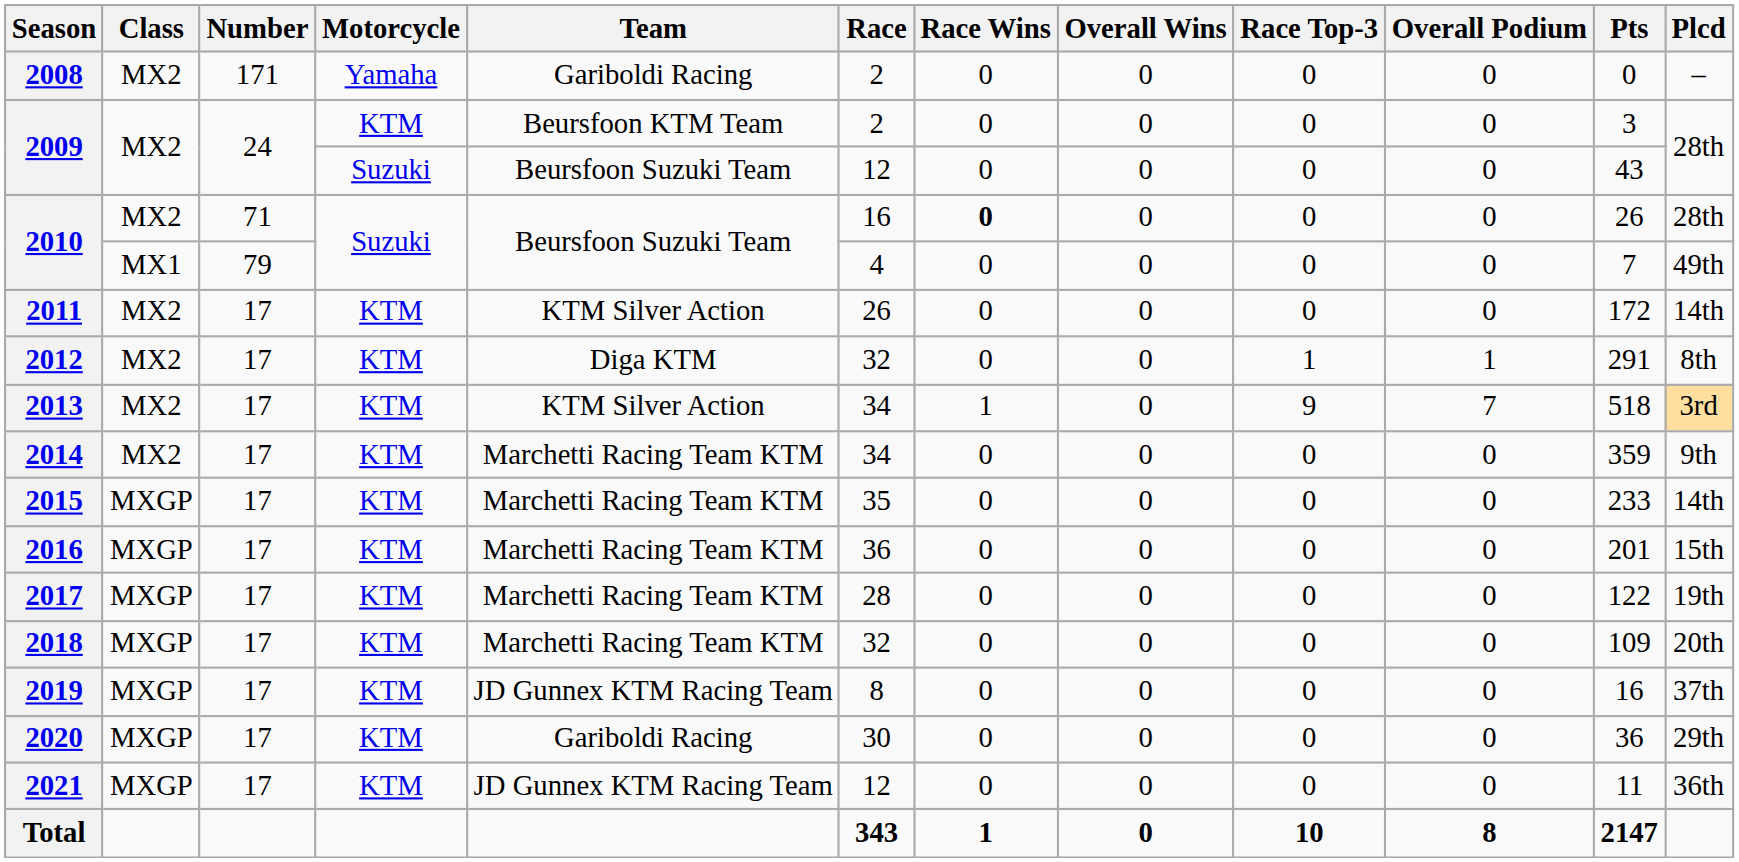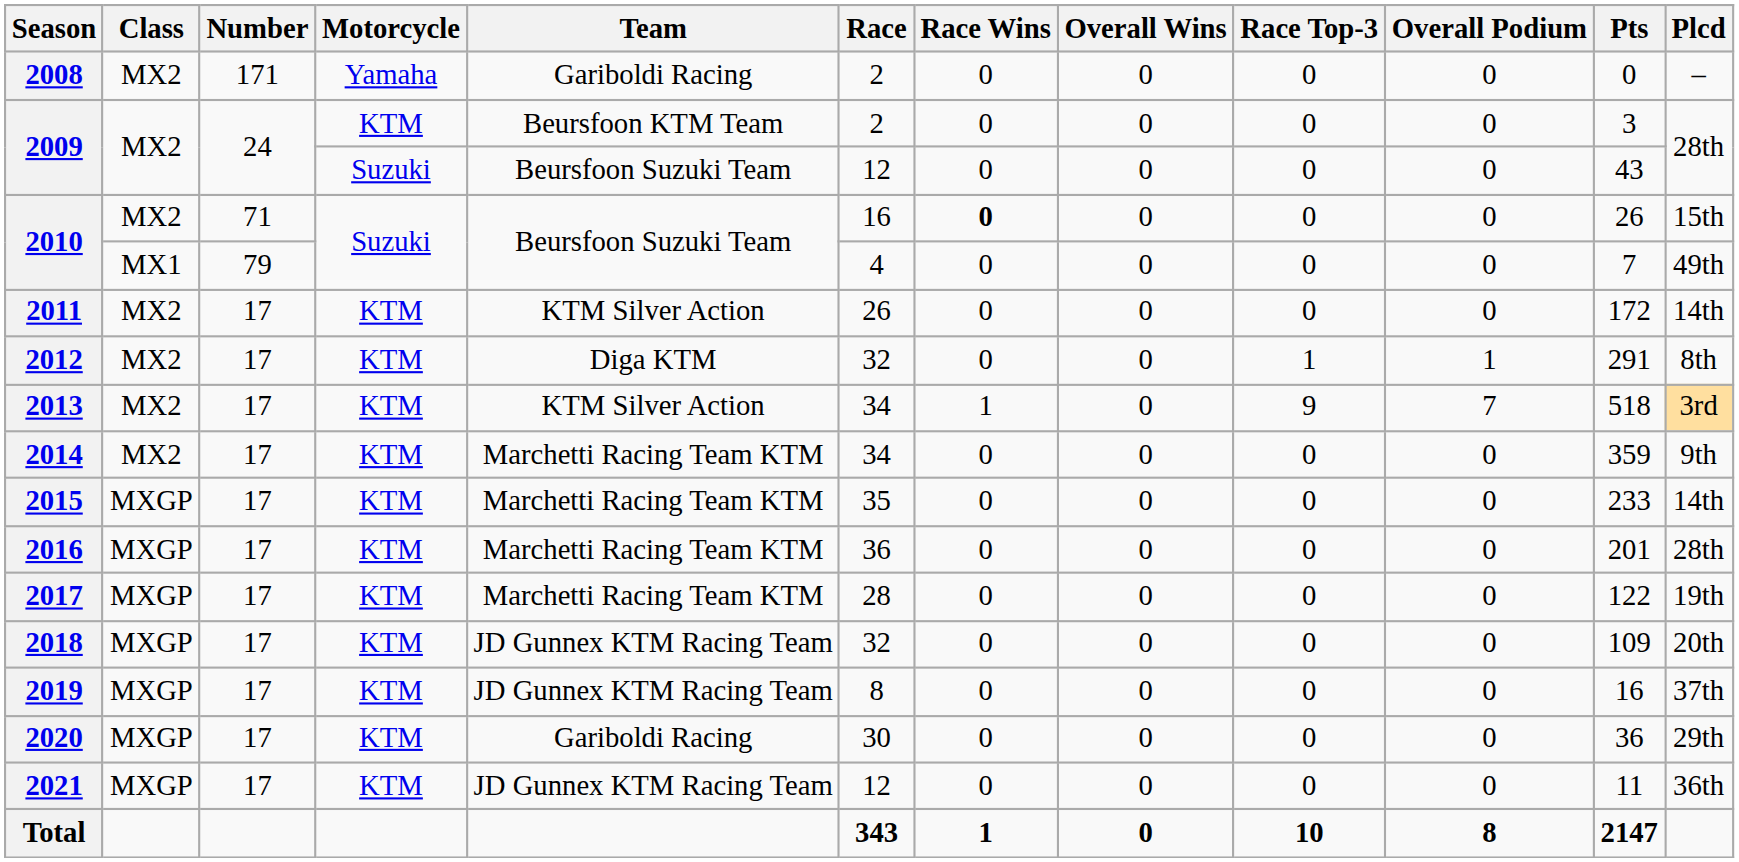(1699, 217) 28th -> (1699, 217) 15th
(1699, 548) 15th -> (1699, 548) 28th
(653, 643) Marchetti Racing Team KTM -> (653, 643) JD Gunnex KTM Racing Team
